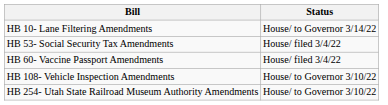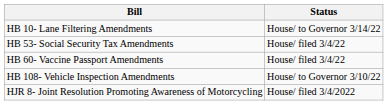- row: (132, 92)
+ row: (135, 92)
